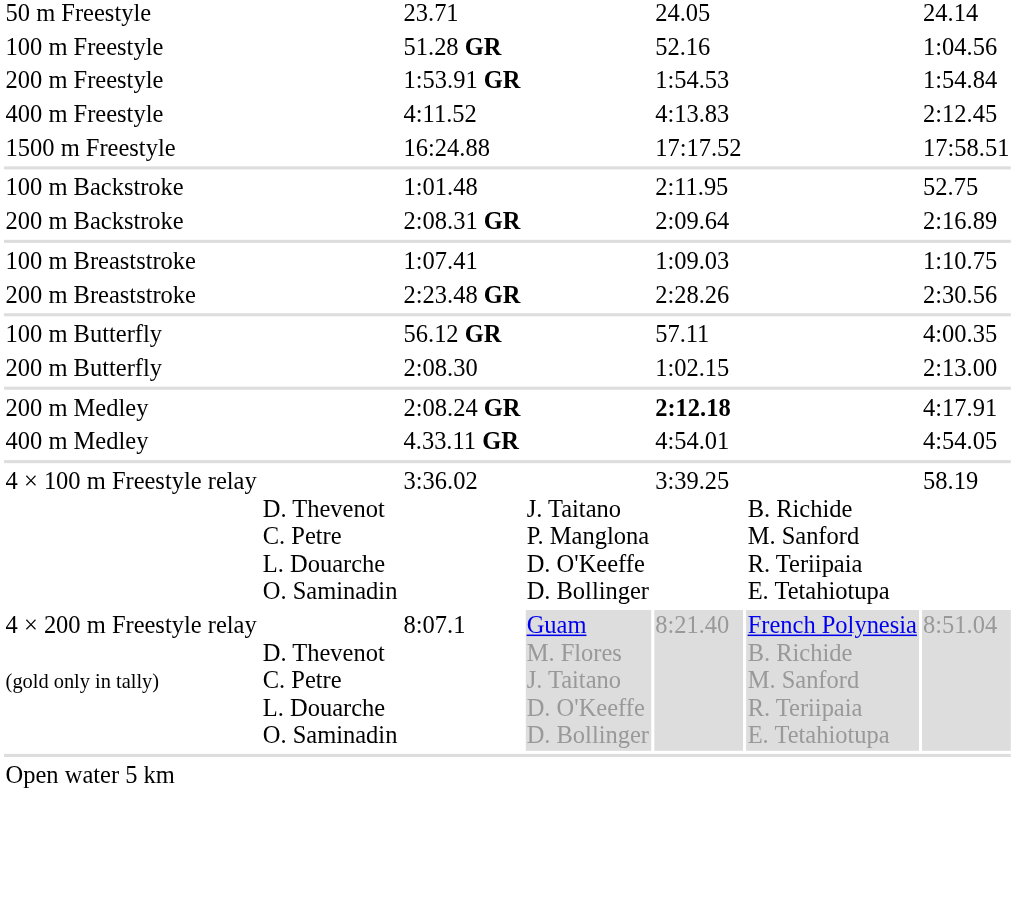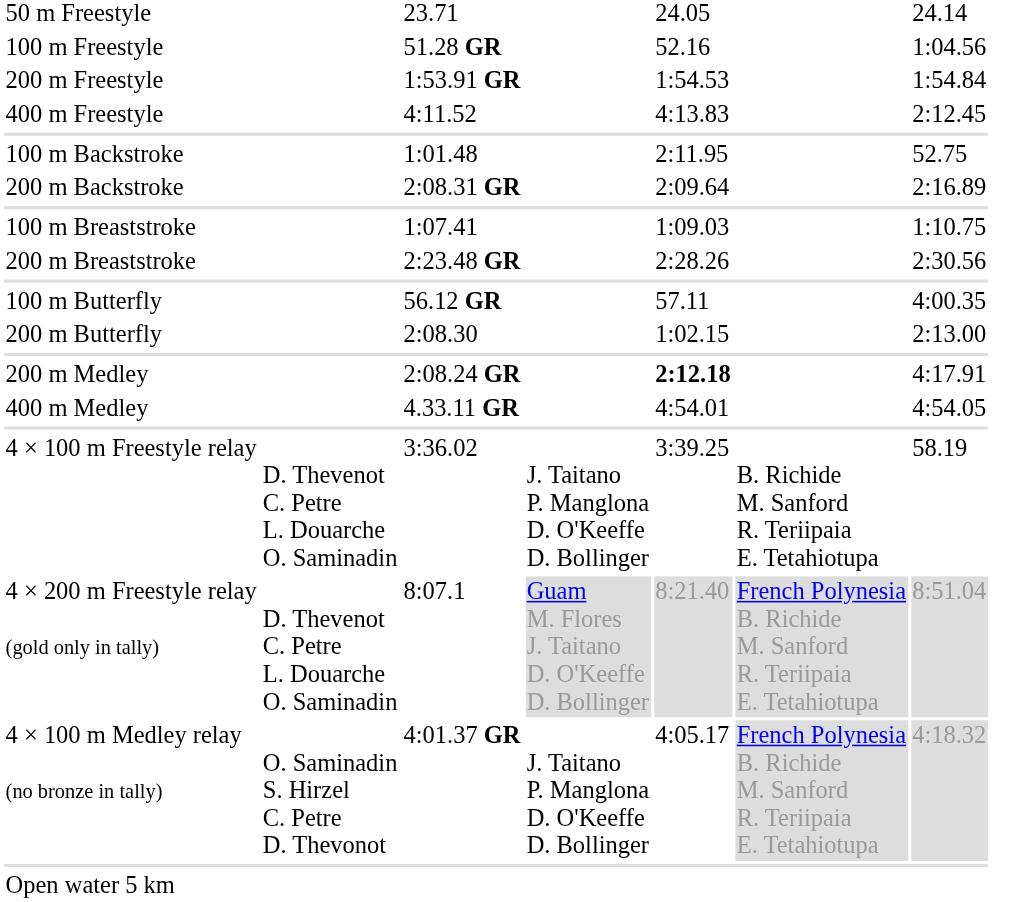- row: (91, 147)
+ row: (124, 762)
